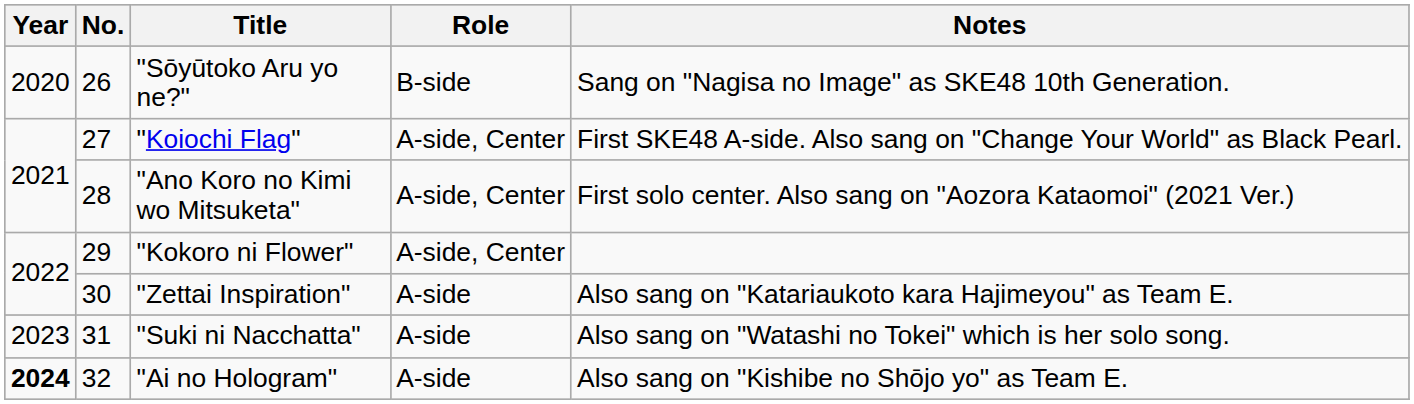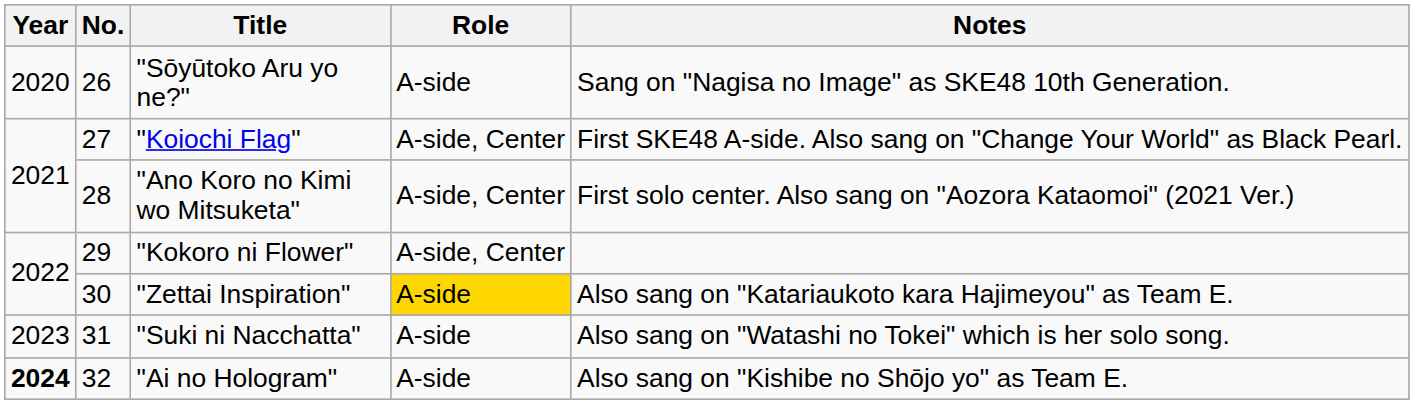(434, 82) B-side -> (434, 82) A-side
(434, 294) no background -> (434, 294) gold background
